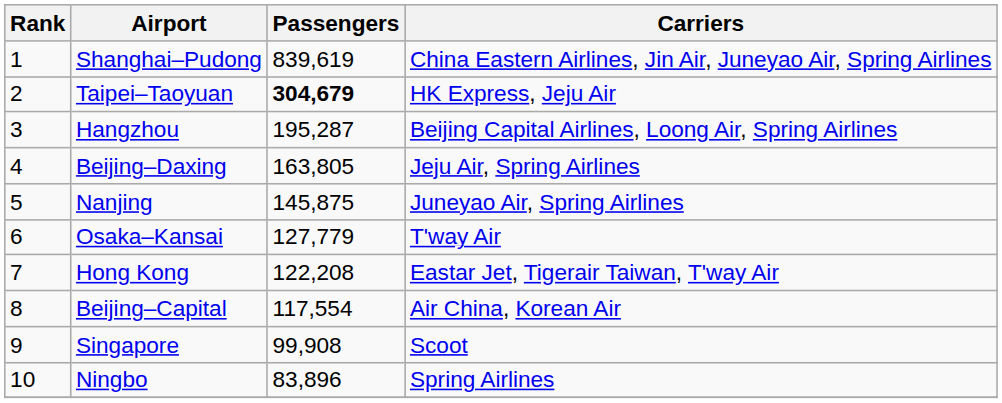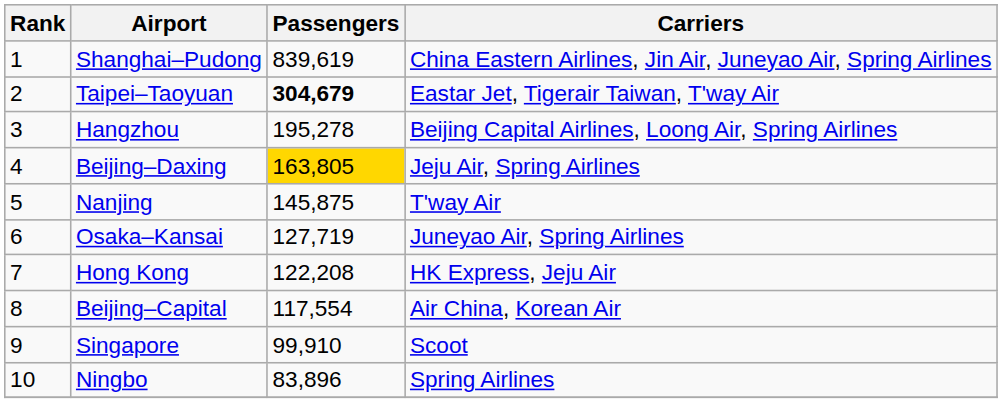(513, 94) HK Express, Jeju Air -> (594, 94) Eastar Jet, Tigerair Taiwan, T'way Air
(313, 130) 195,287 -> (313, 130) 195,278
(313, 166) no background -> (313, 166) gold background
(547, 202) Juneyao Air, Spring Airlines -> (455, 202) T'way Air
(313, 237) 127,779 -> (313, 237) 127,719
(455, 237) T'way Air -> (547, 237) Juneyao Air, Spring Airlines
(594, 273) Eastar Jet, Tigerair Taiwan, T'way Air -> (513, 273) HK Express, Jeju Air
(307, 344) 99,908 -> (307, 344) 99,910
